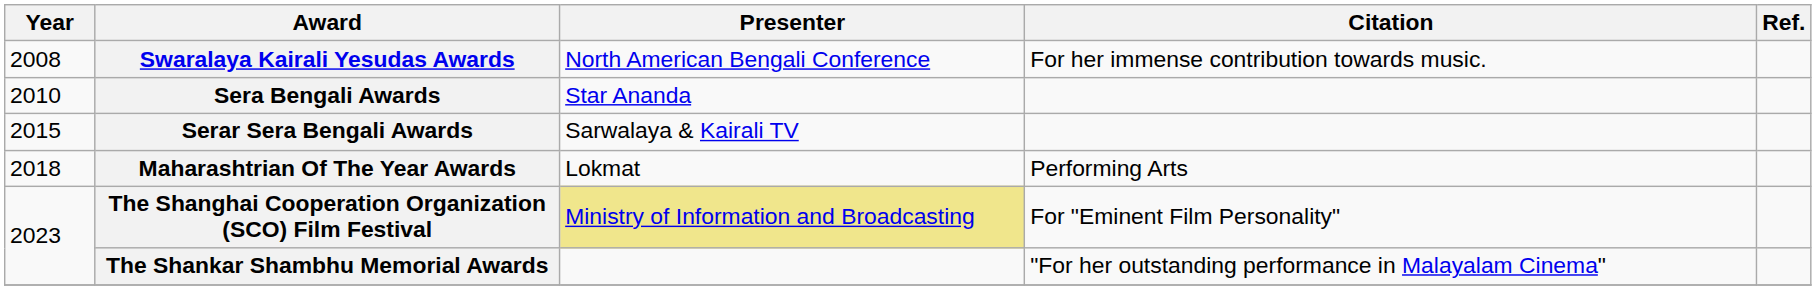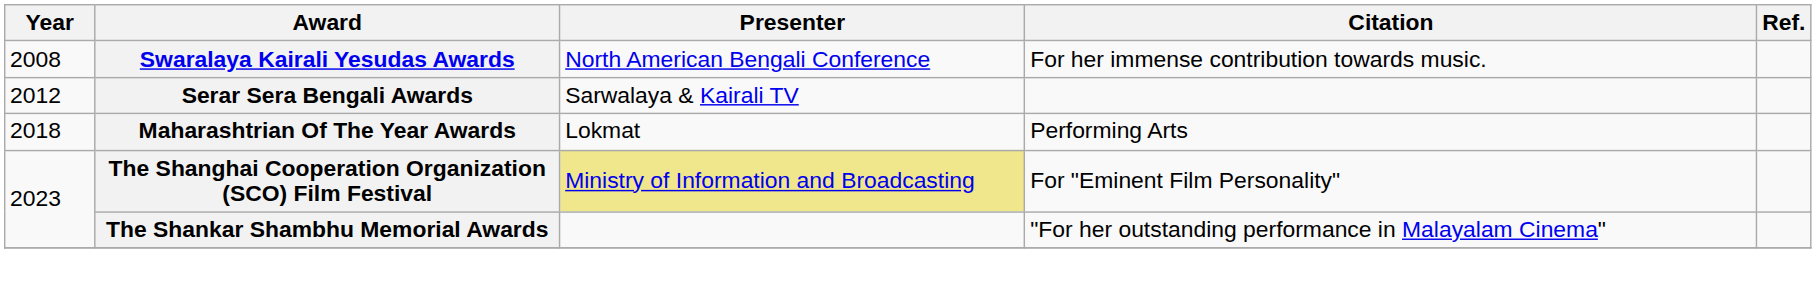- row: (327, 95)
(35, 131) 2015 -> (35, 95) 2012
